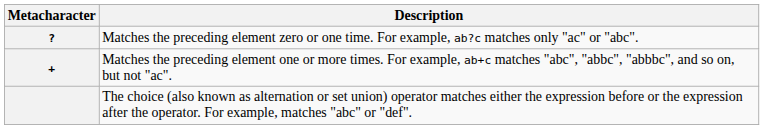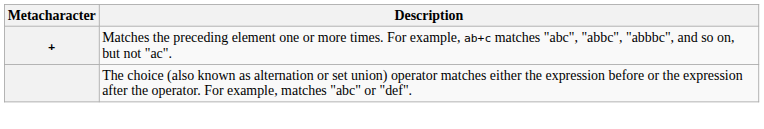- row: (52, 38)
